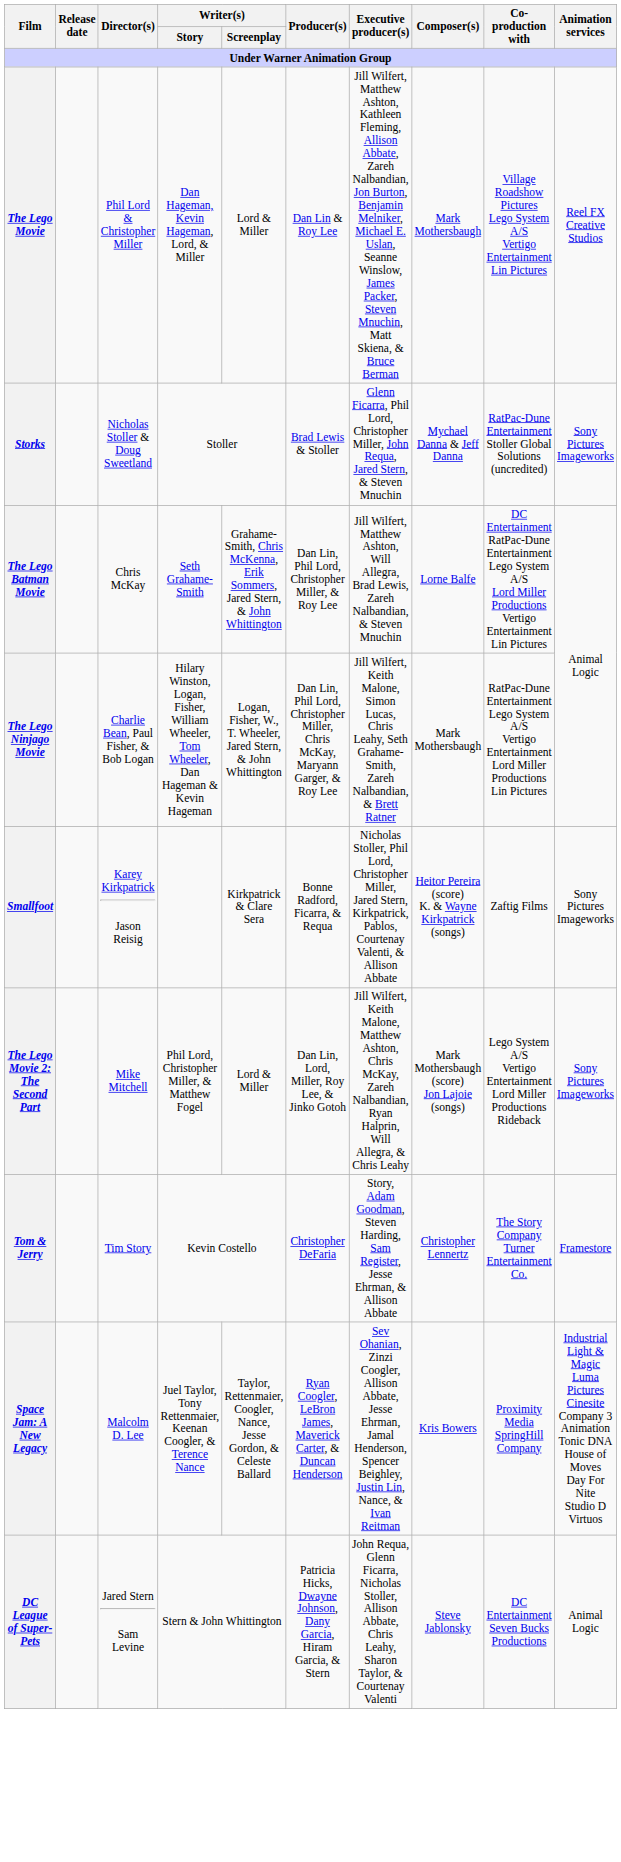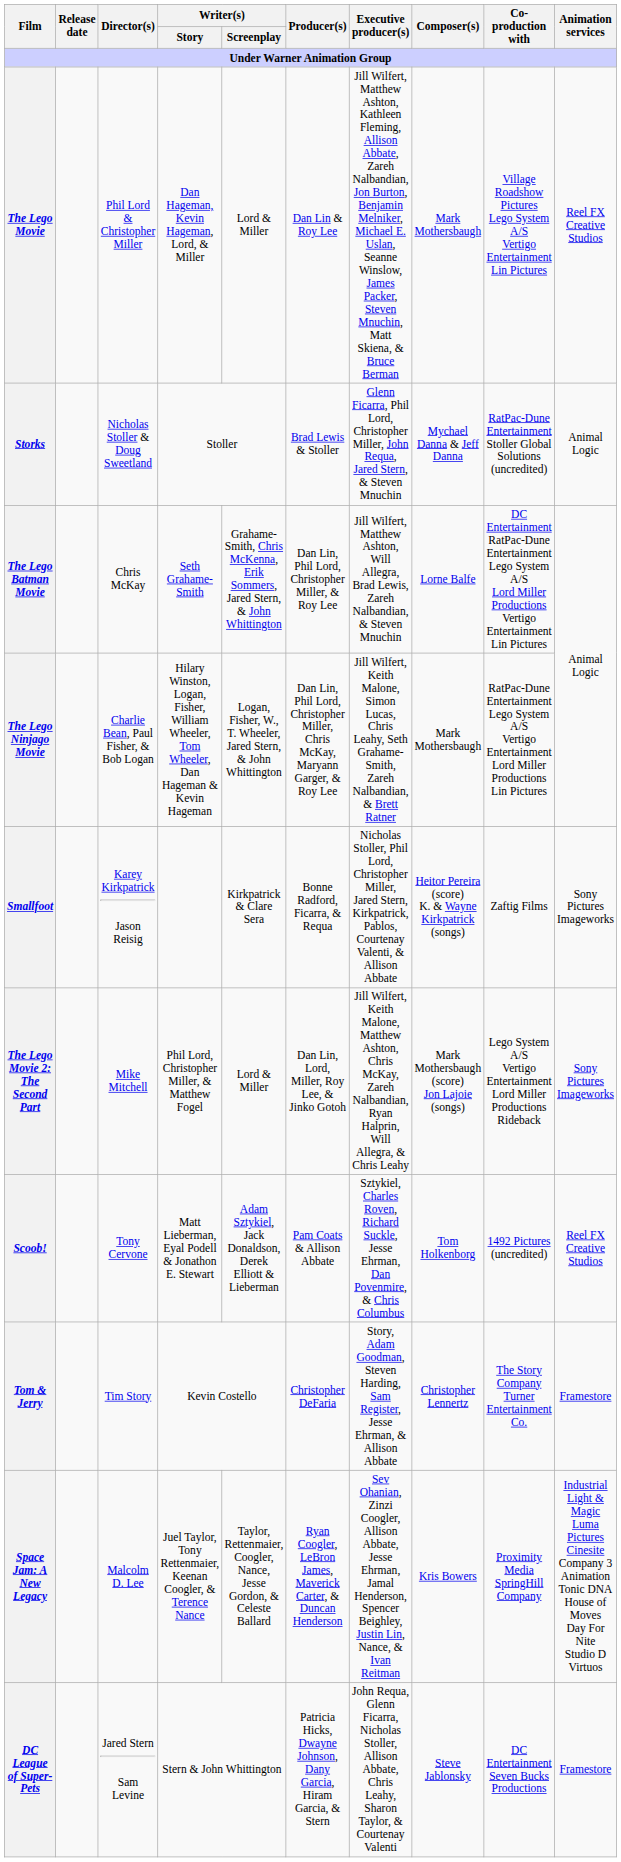(586, 444) Sony Pictures Imageworks -> (585, 444) Animal Logic
+ row: (30, 1248)
(585, 1621) Animal Logic -> (585, 1769) Framestore
